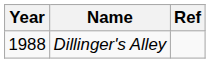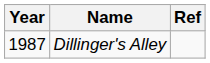(27, 44) 1988 -> (27, 44) 1987
